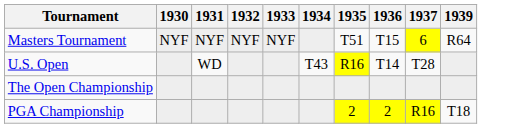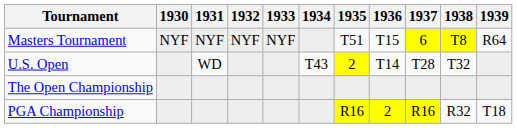+ column: (459, 16)
(352, 64) R16 -> (352, 64) 2
(352, 111) 2 -> (352, 111) R16
